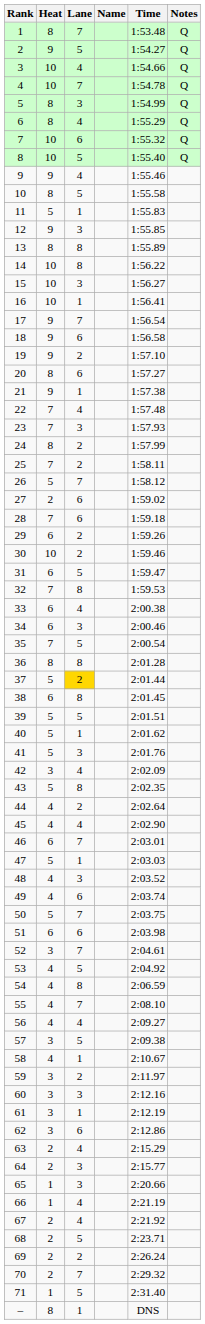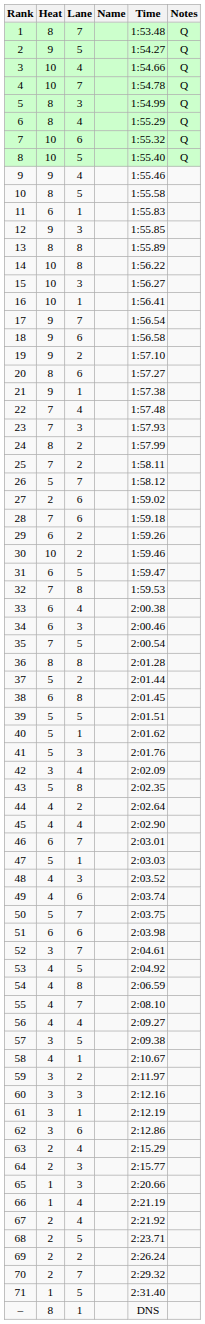(50, 211) 5 -> (50, 211) 6
(80, 680) gold background -> (80, 680) no background
